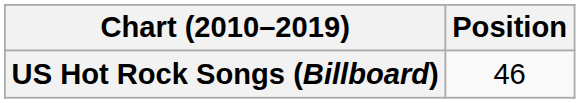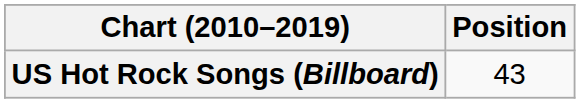(510, 73) 46 -> (510, 73) 43
